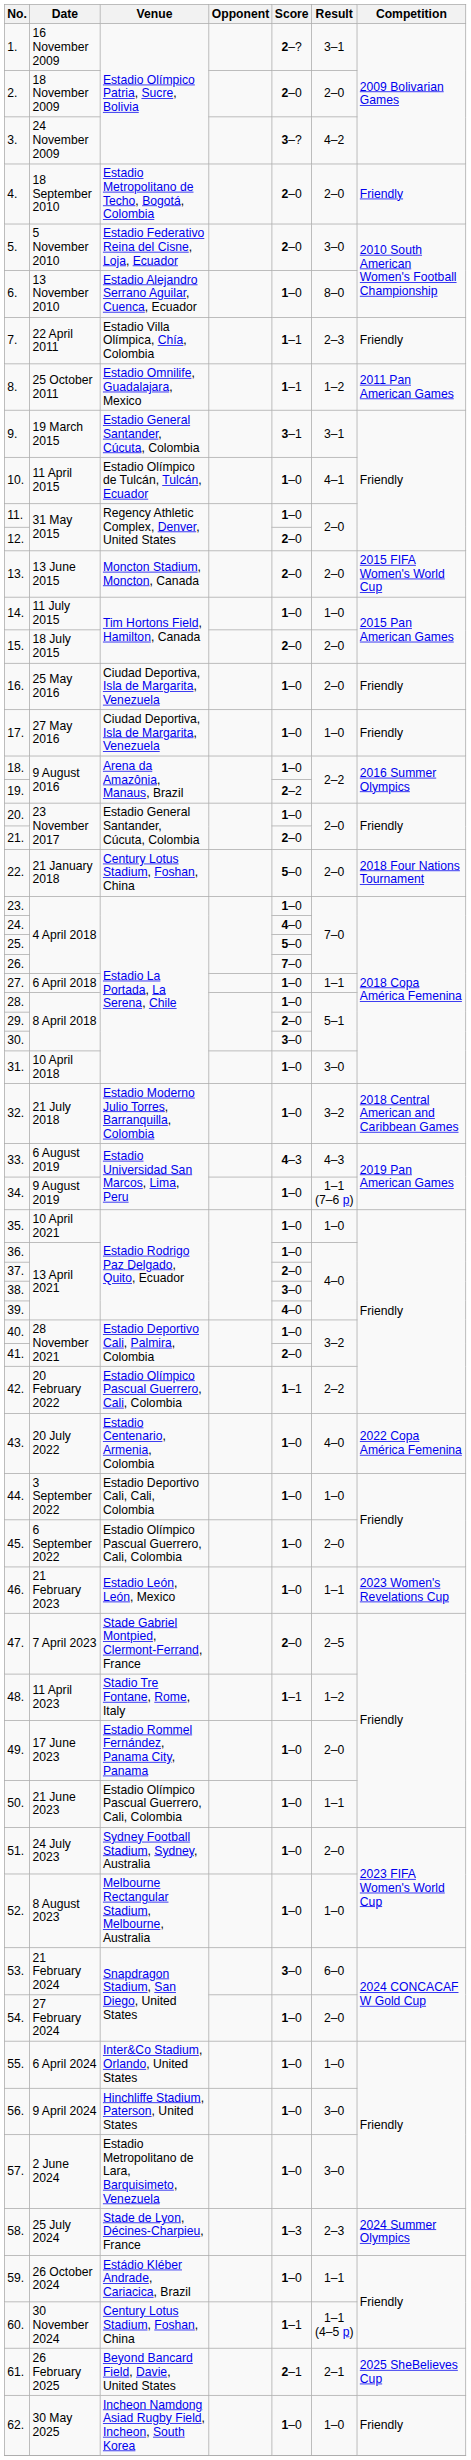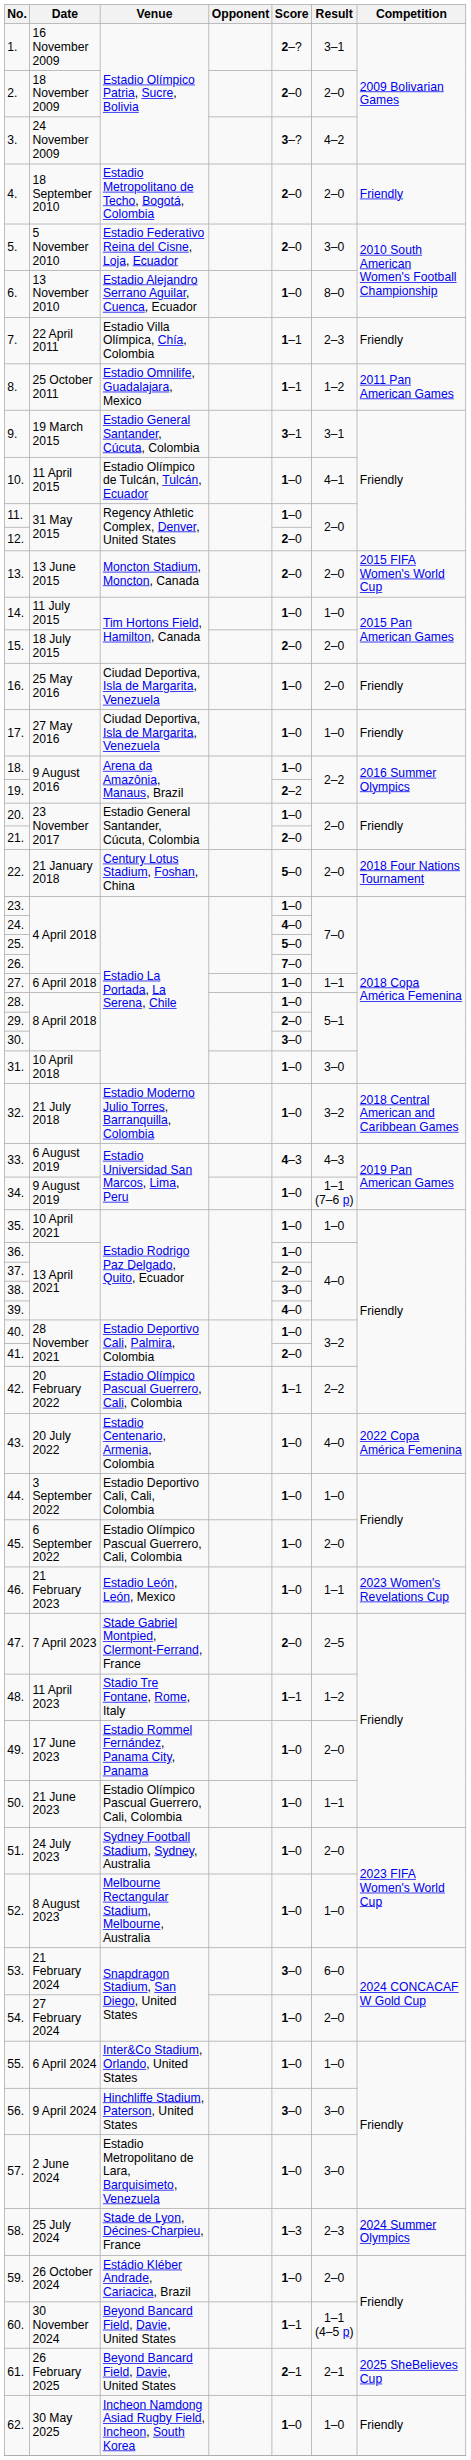(292, 2111) 1–0 -> (292, 2111) 3–0
(334, 2278) 1–1 -> (334, 2278) 2–0
(151, 2325) Century Lotus Stadium, Foshan, China -> (148, 2325) Beyond Bancard Field, Davie, United States
